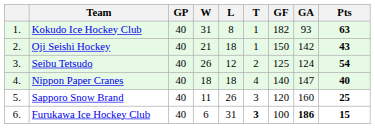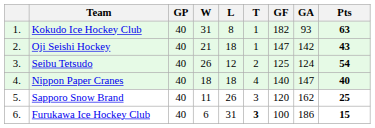(281, 47) 150 -> (281, 47) 147
(306, 98) 160 -> (306, 98) 162
(306, 115) bold -> (306, 115) normal
